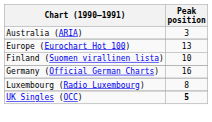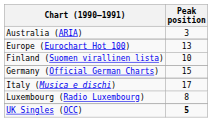(187, 72) 16 -> (187, 72) 15
+ row: (61, 85)
